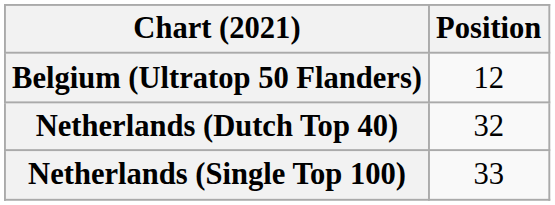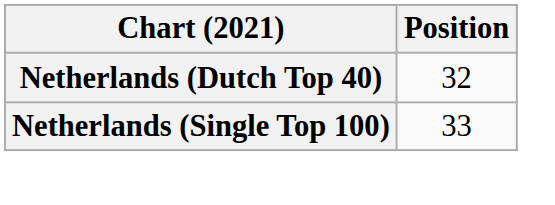- row: (217, 77)
